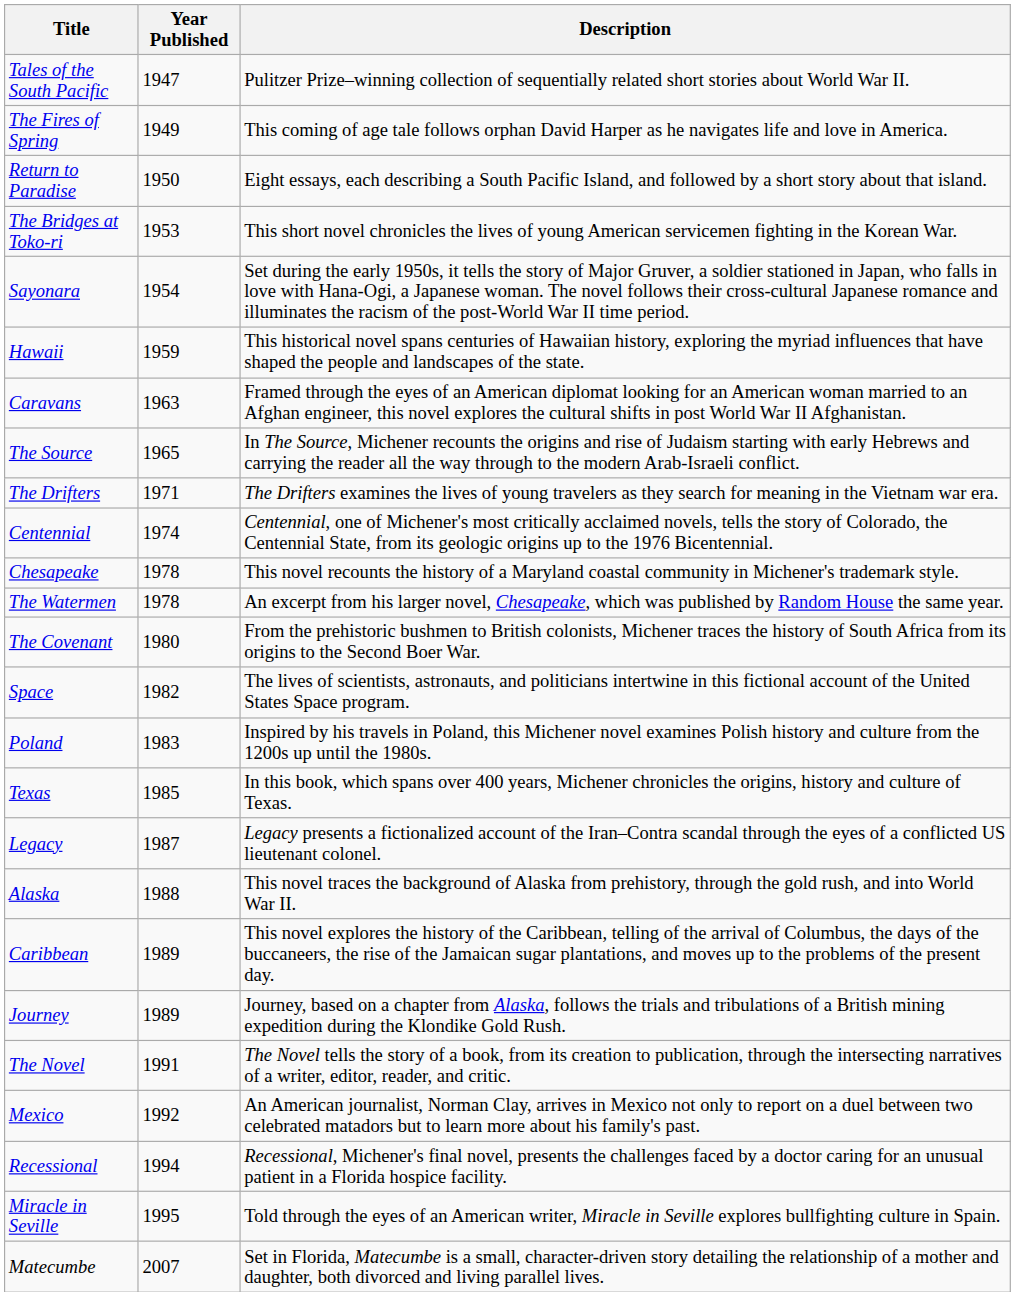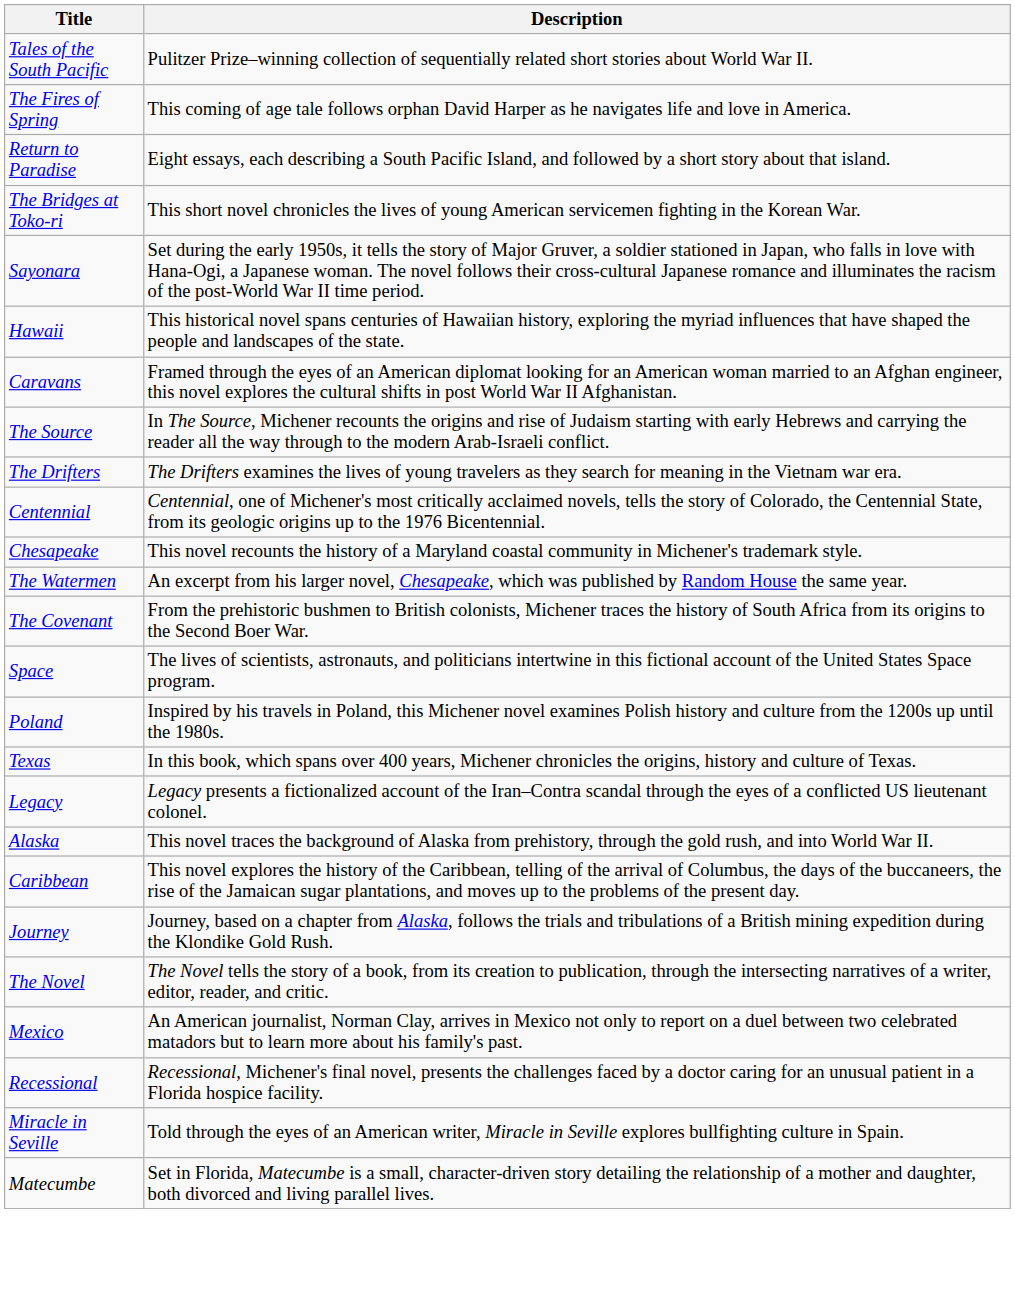- column: (189, 29)
